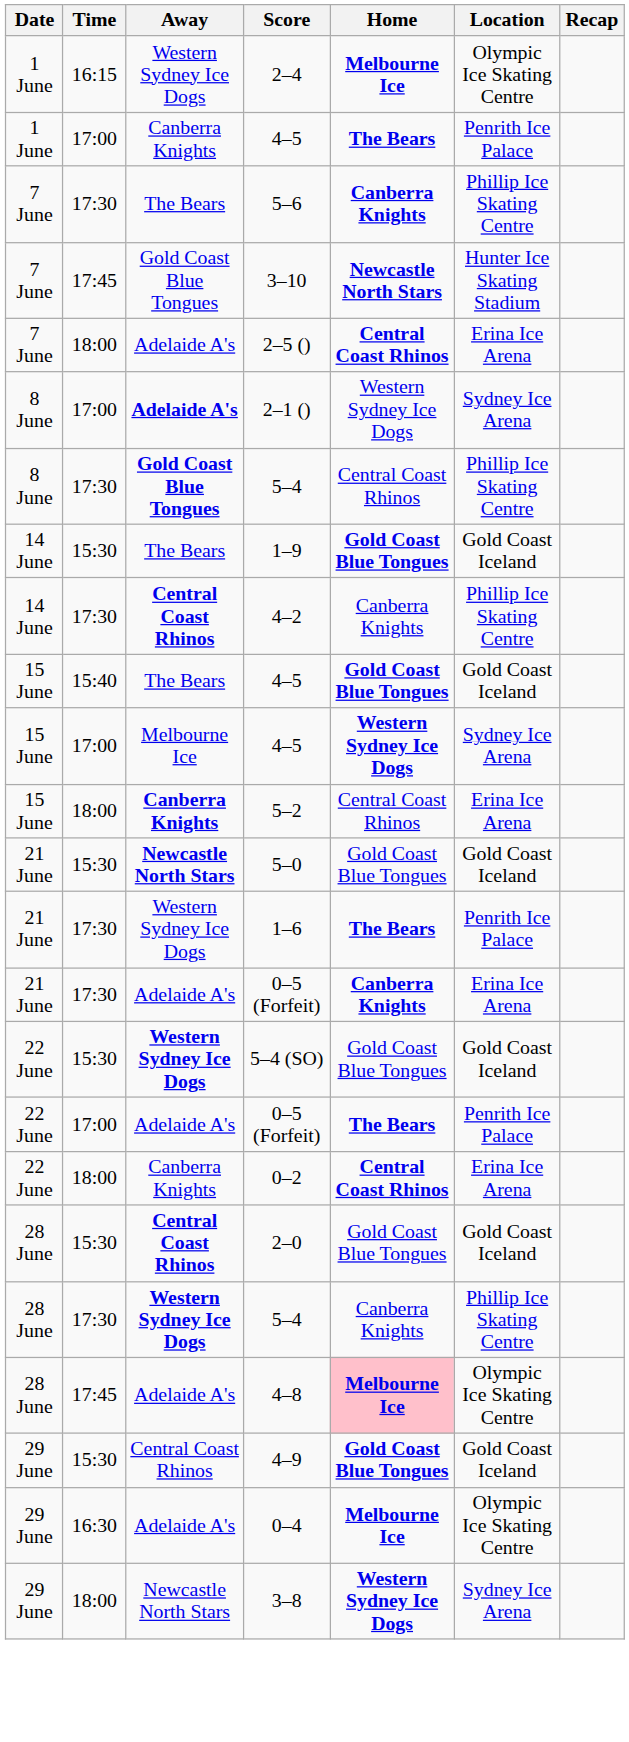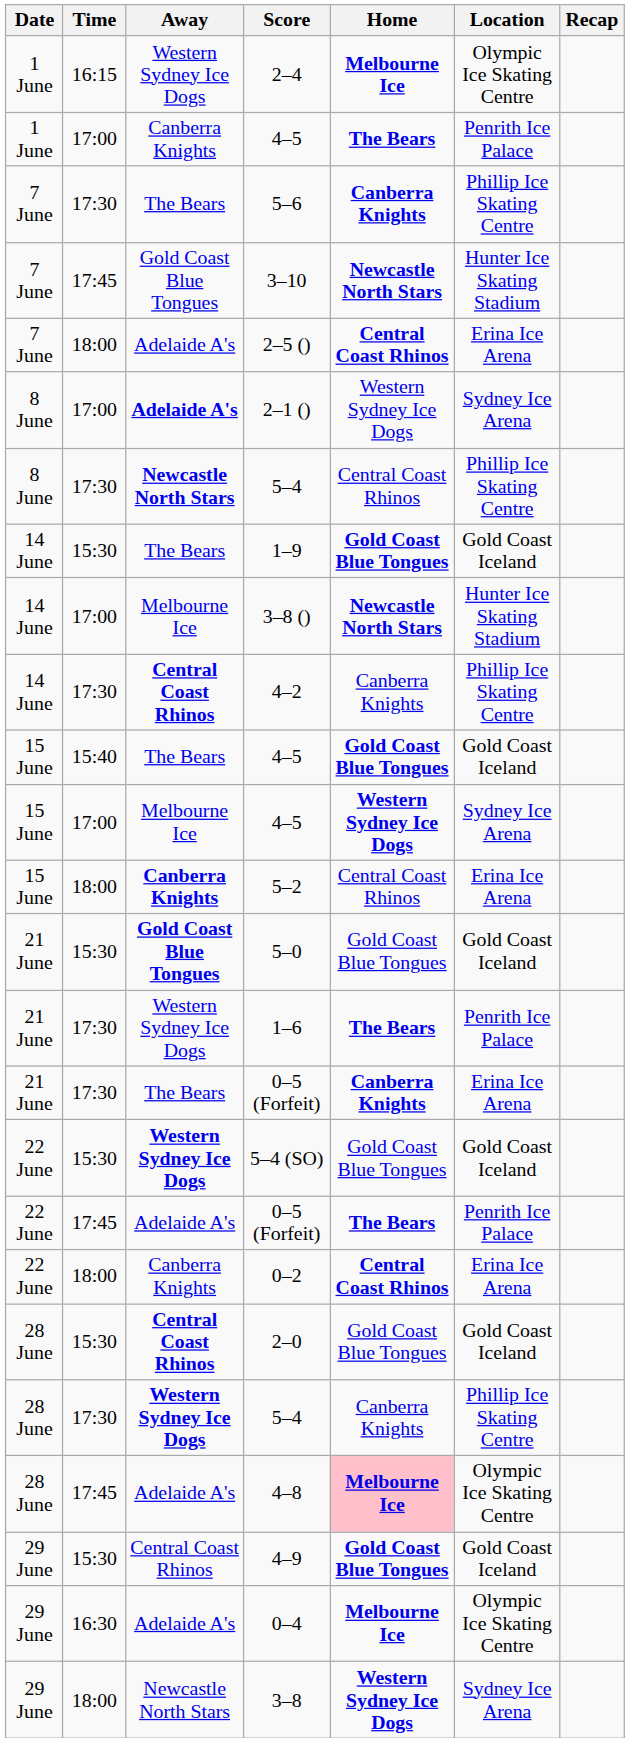(185, 486) Gold Coast Blue Tongues -> (185, 486) Newcastle North Stars
+ row: (35, 615)
(185, 864) Newcastle North Stars -> (185, 951) Gold Coast Blue Tongues
(185, 994) Adelaide A's -> (185, 1092) The Bears
(94, 1124) 17:00 -> (94, 1222) 17:45
